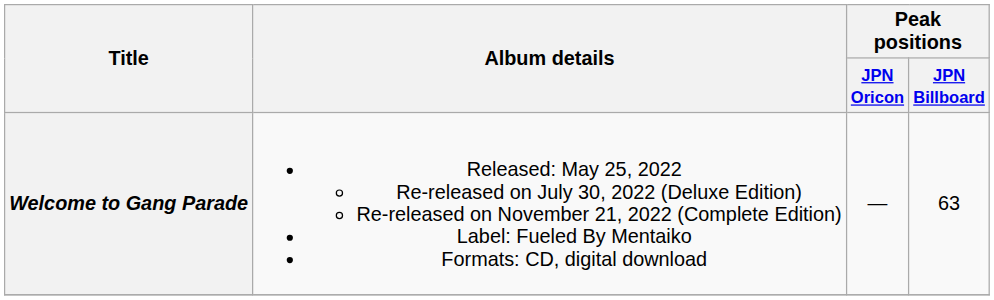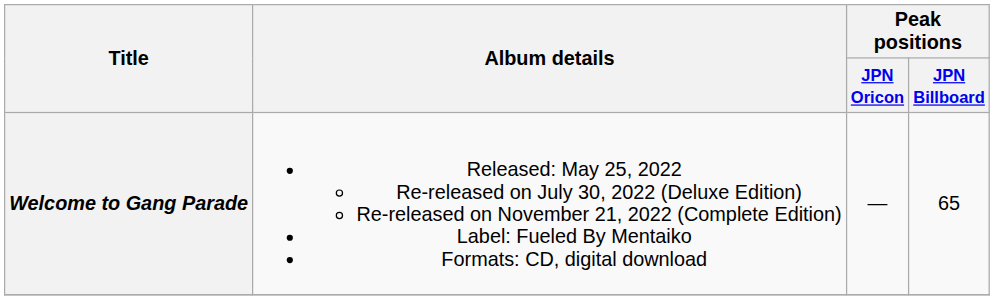(949, 203) 63 -> (949, 203) 65
